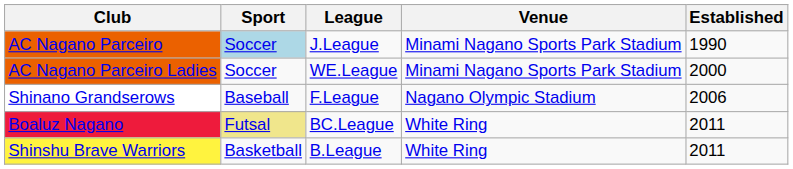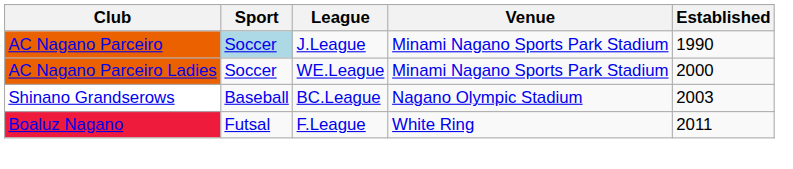(344, 97) F.League -> (339, 97) BC.League
(708, 97) 2006 -> (695, 97) 2003
(247, 124) khaki background -> (247, 124) no background
(352, 124) BC.League -> (331, 124) F.League
- row: (97, 151)
